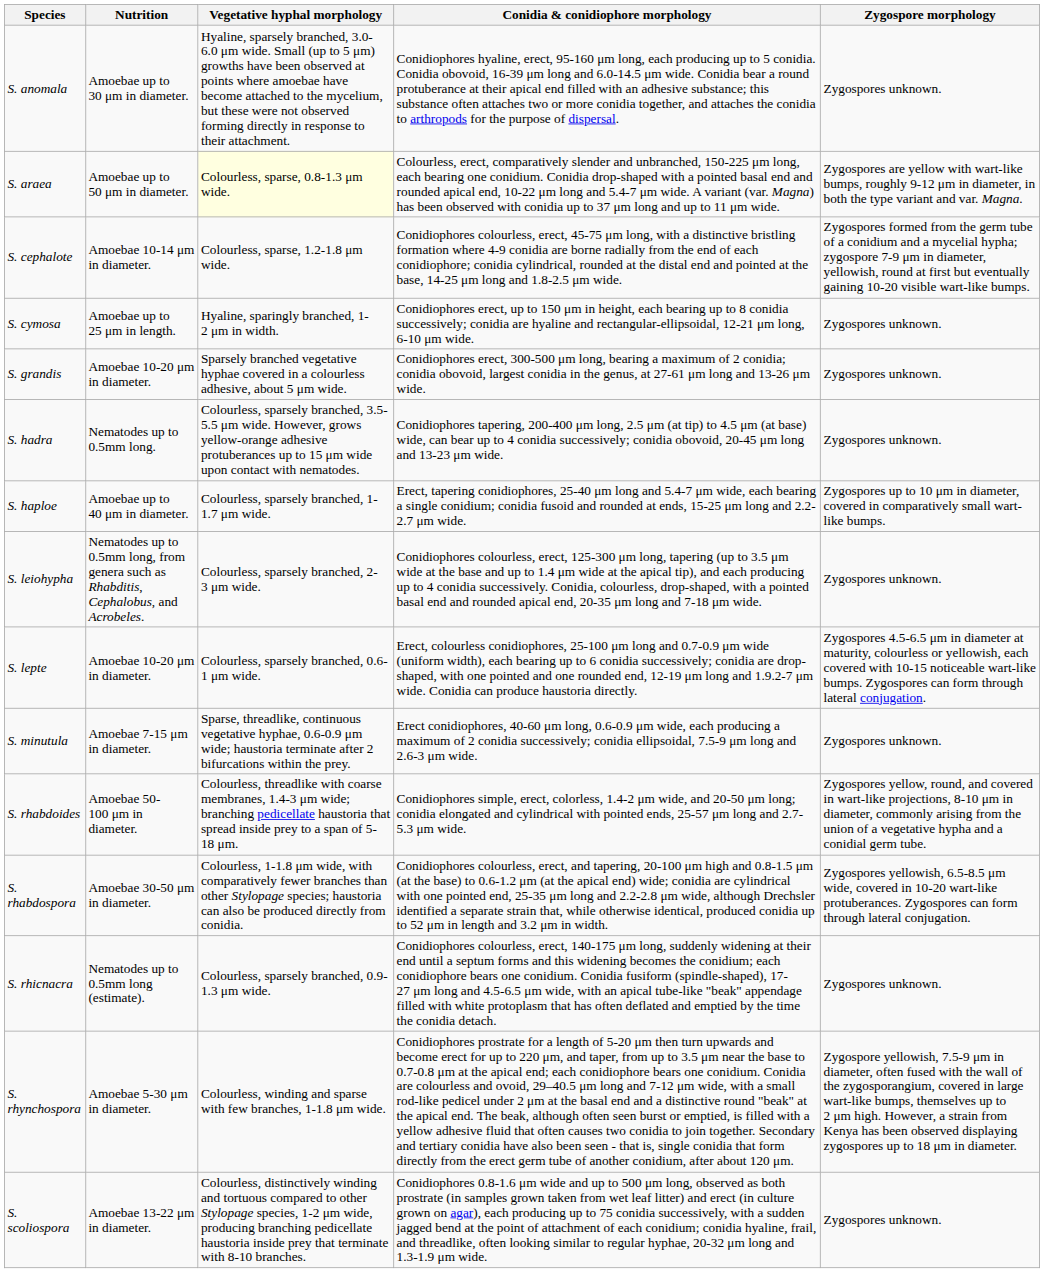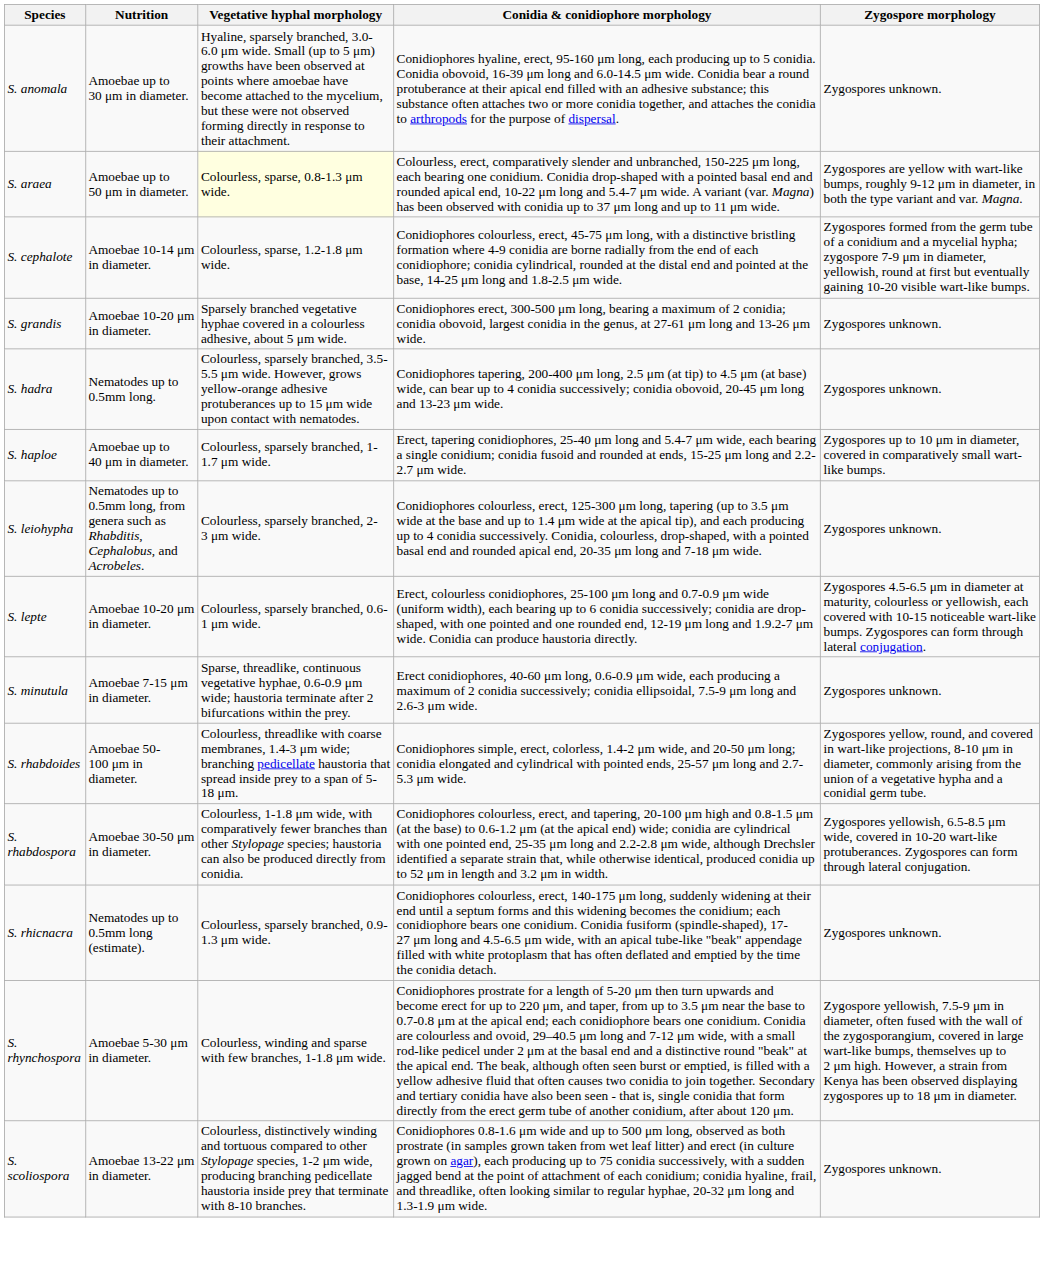- row: (34, 323)
